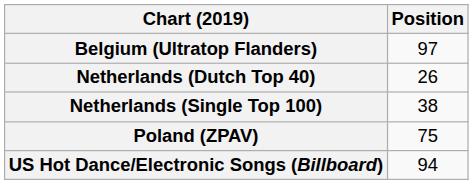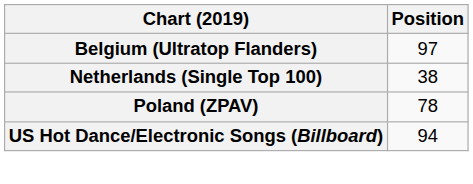- row: (196, 77)
(428, 135) 75 -> (428, 106) 78
